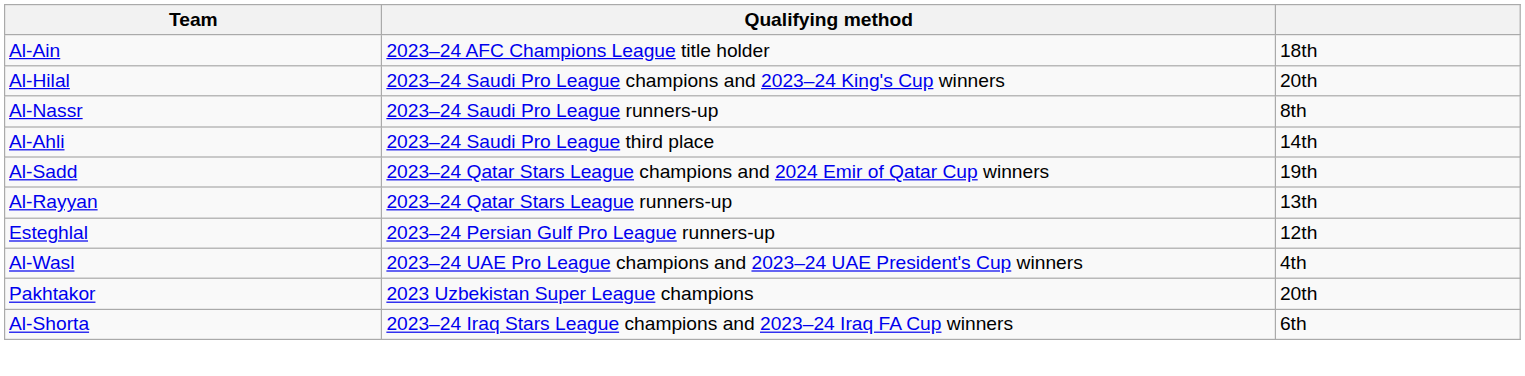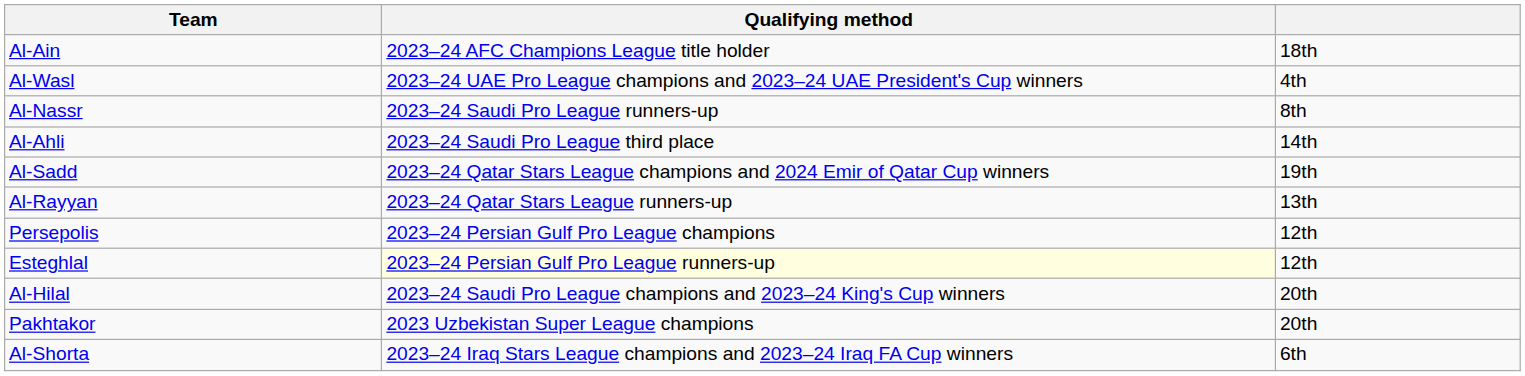rows swapped: (39, 80) <-> (42, 263)
+ row: (54, 232)
(581, 232) no background -> (581, 263) lightyellow background
